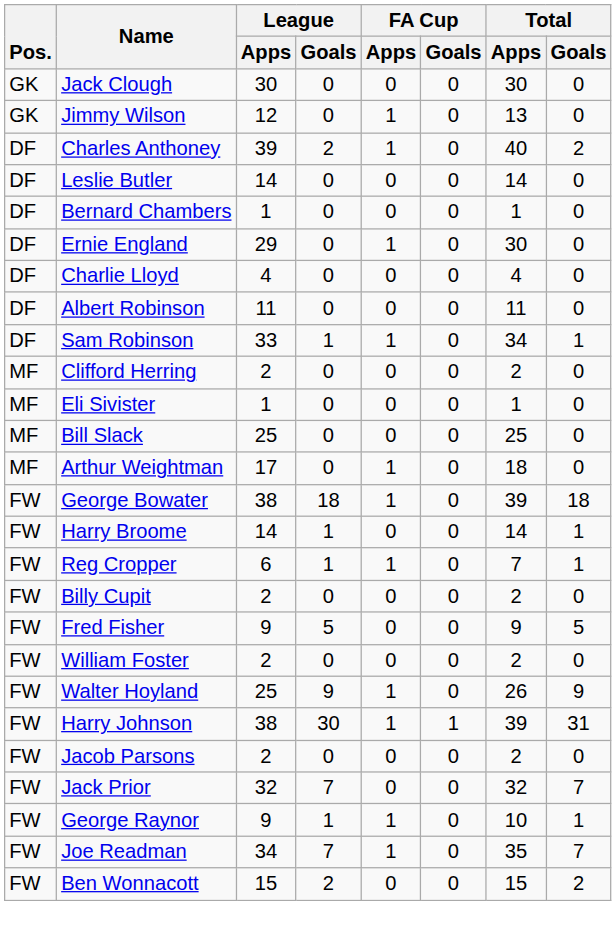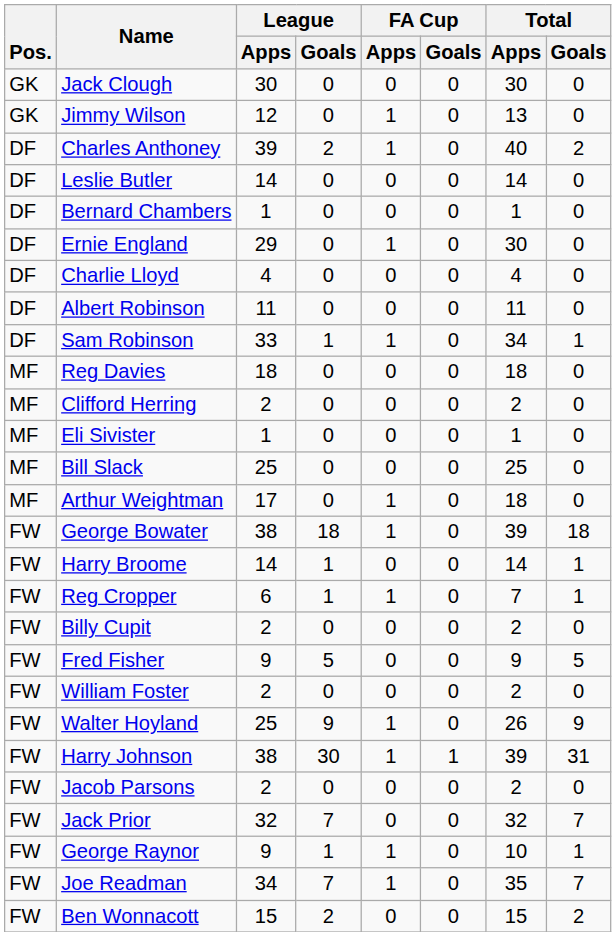+ row: (113, 372)
